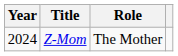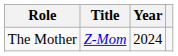columns swapped: (22, 16) <-> (128, 16)
